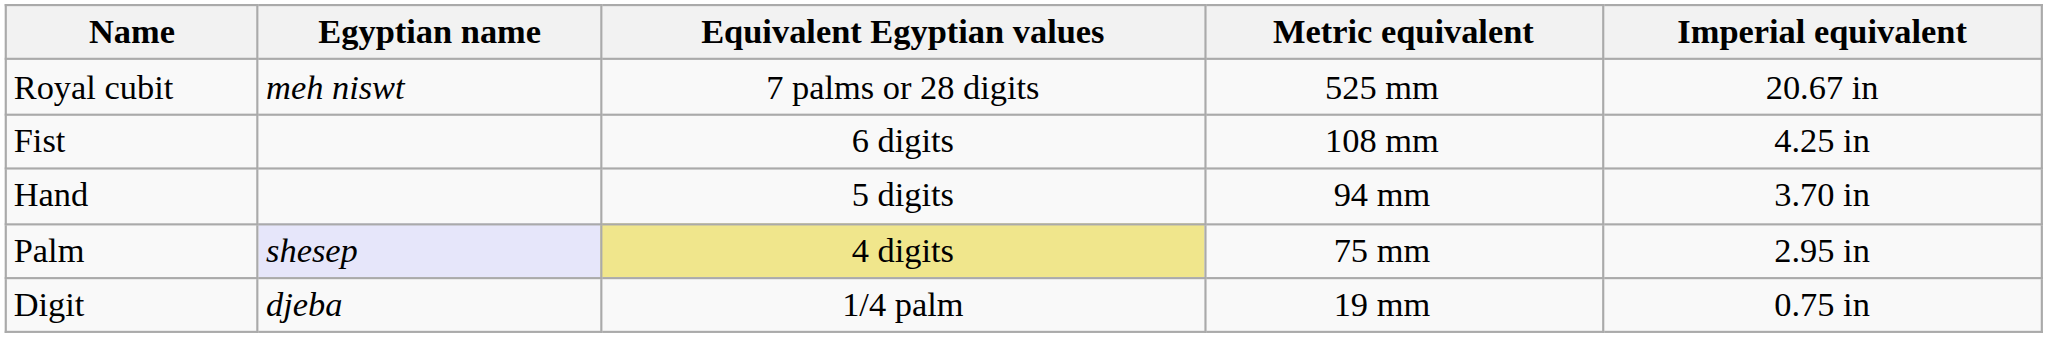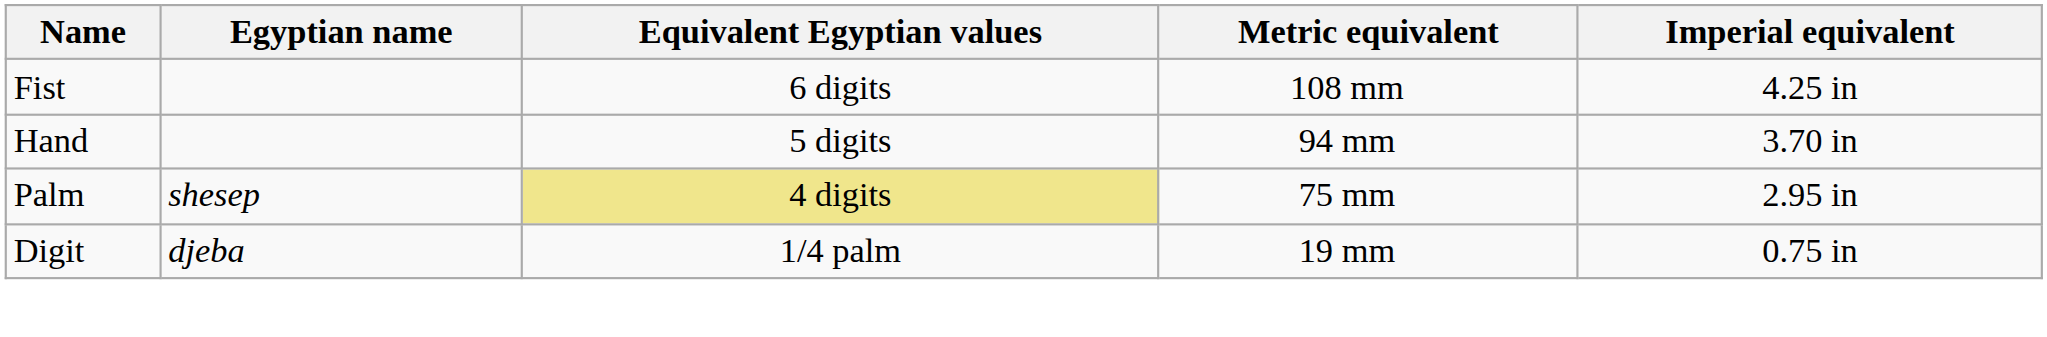- row: (93, 86)
(312, 250) lavender background -> (214, 195) no background
